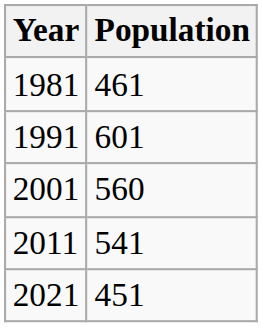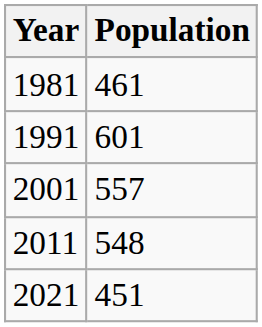(120, 189) 560 -> (120, 189) 557
(120, 242) 541 -> (120, 242) 548
